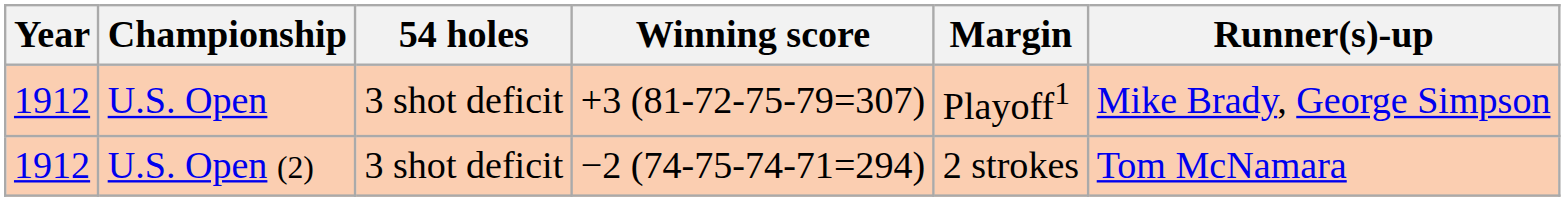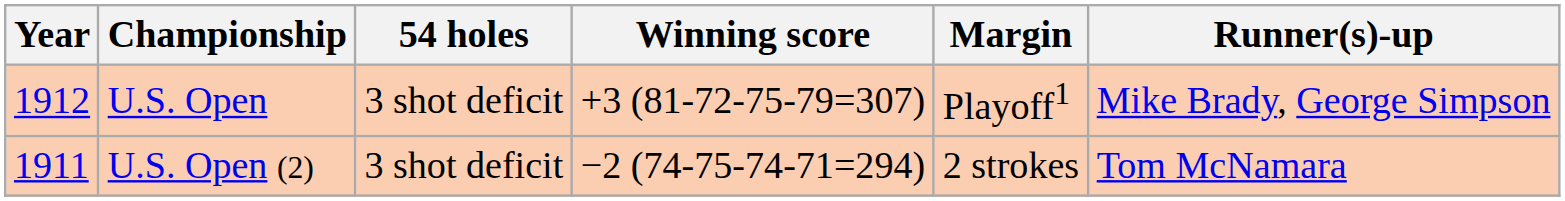(52, 165) 1912 -> (51, 165) 1911
